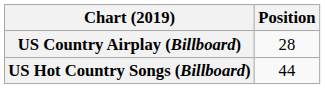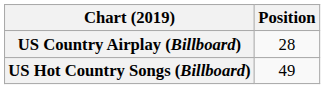(287, 70) 44 -> (287, 70) 49
